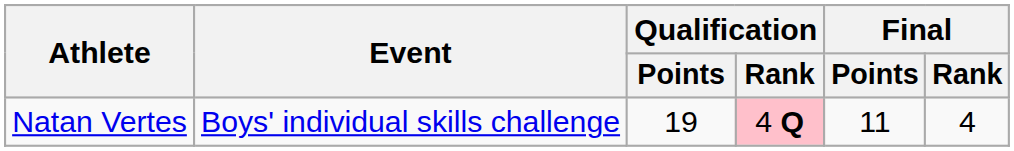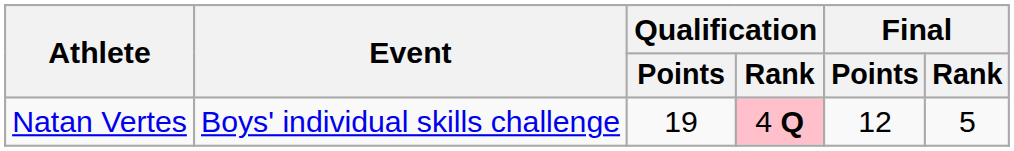(875, 122) 11 -> (875, 122) 12
(967, 122) 4 -> (967, 122) 5
